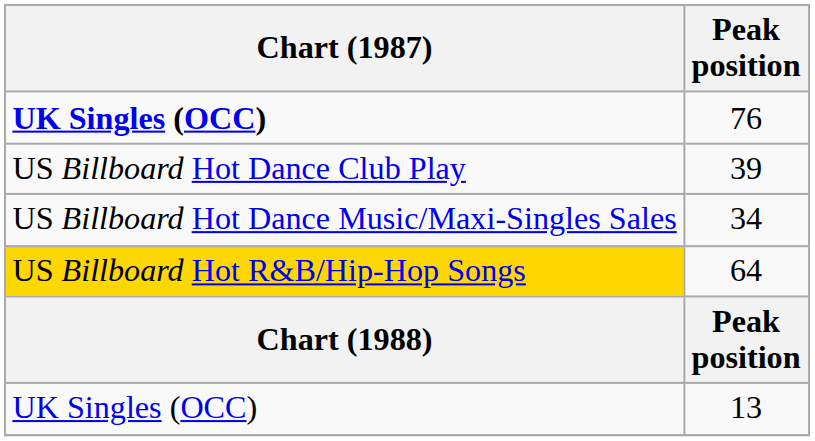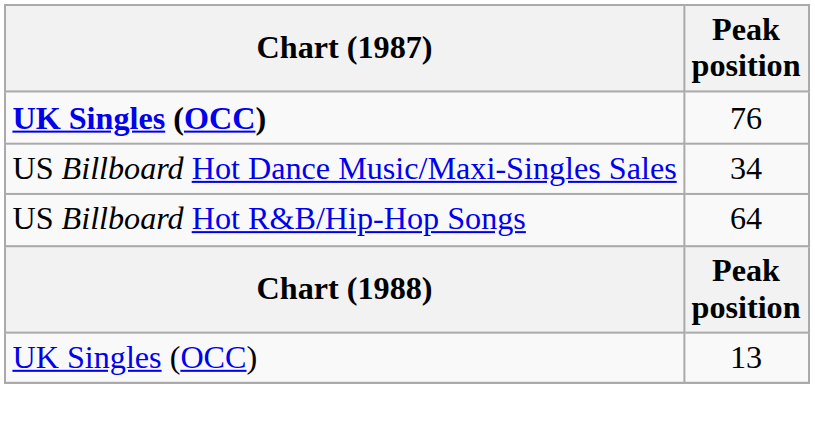- row: (746, 168)
(269, 270) gold background -> (269, 219) no background
